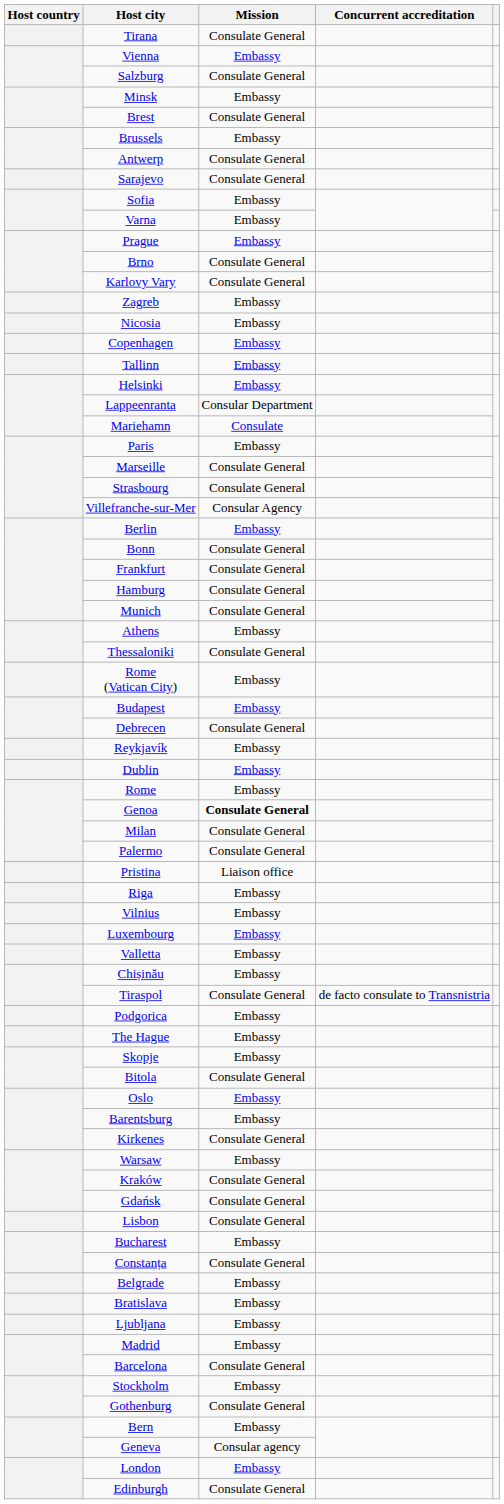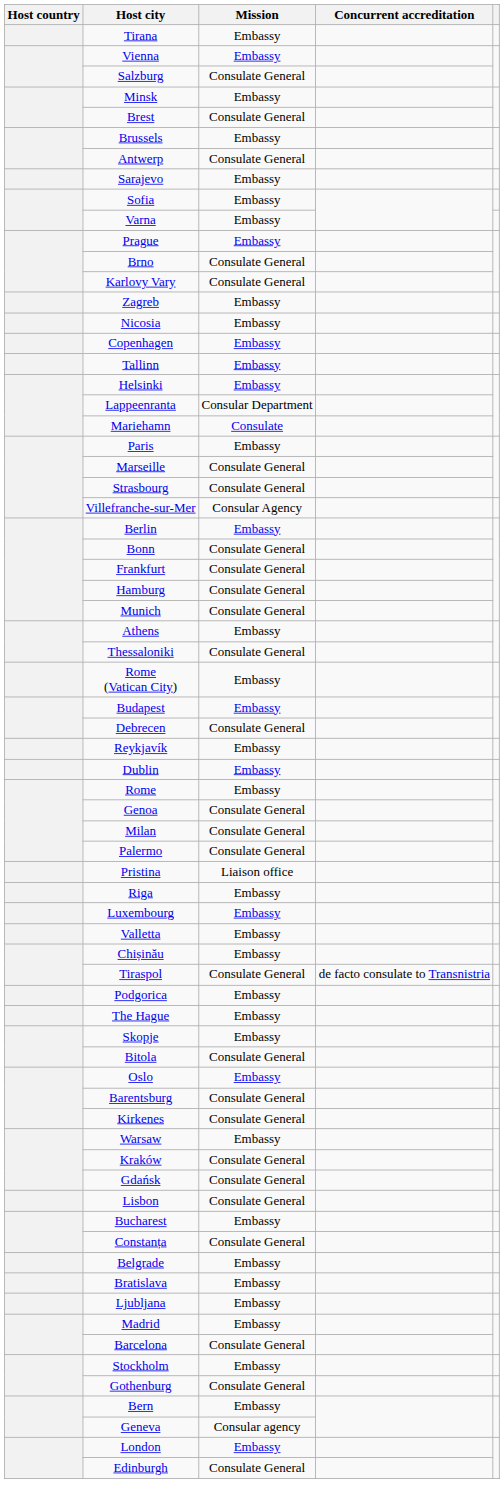(257, 35) Consulate General -> (257, 35) Embassy
(257, 179) Consulate General -> (257, 179) Embassy
(257, 810) bold -> (257, 810) normal
- row: (141, 913)
(257, 1118) Embassy -> (257, 1098) Consulate General
